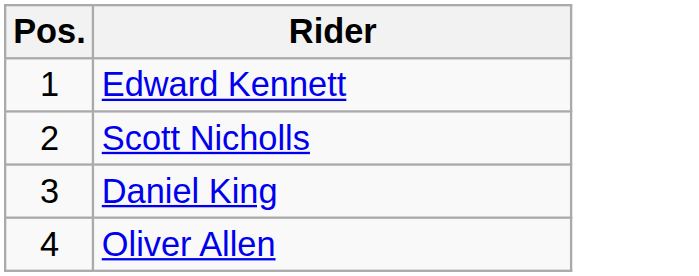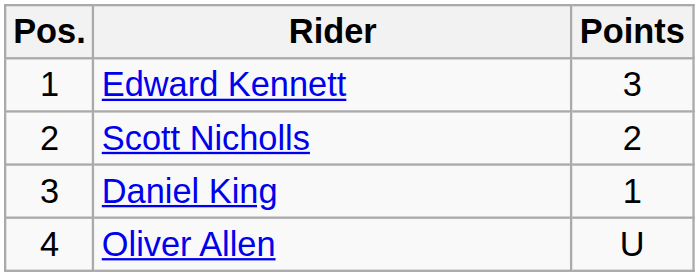+ column: (632, 32)
